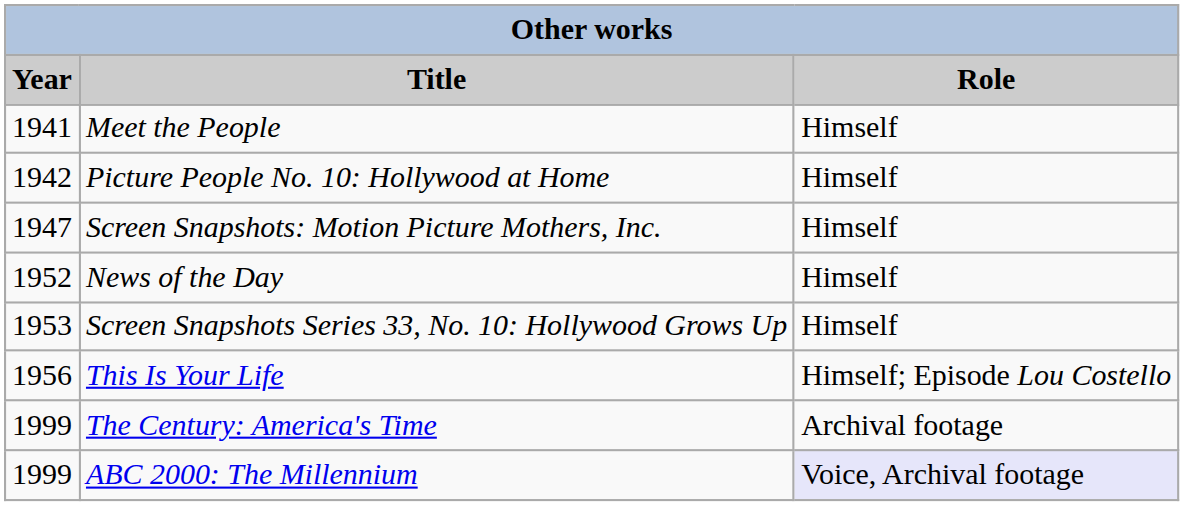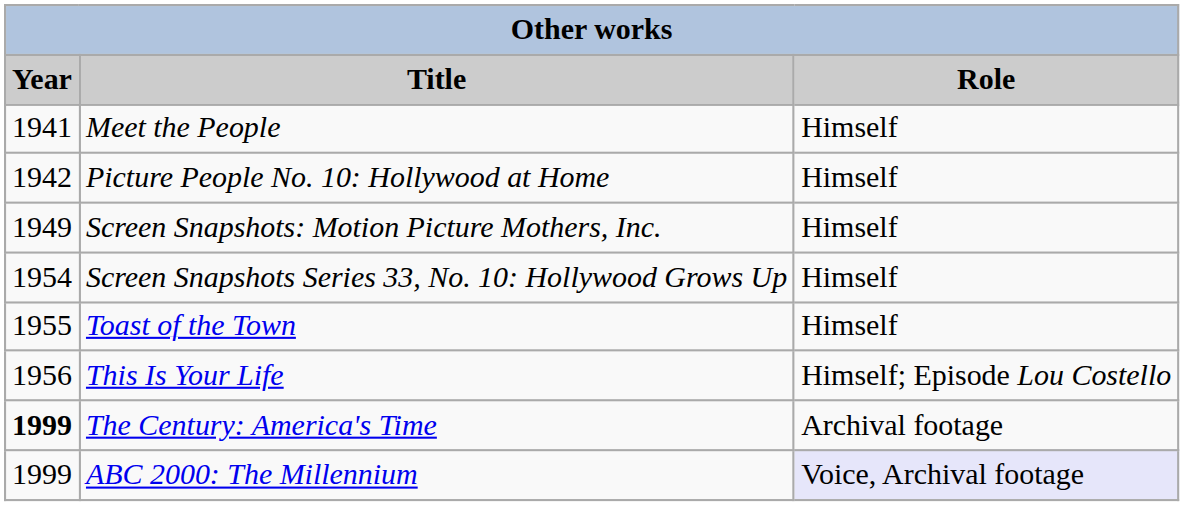(42, 227) 1947 -> (42, 227) 1949
- row: (184, 276)
(42, 325) 1953 -> (42, 276) 1954
+ row: (191, 325)
(42, 424) normal -> (42, 424) bold
